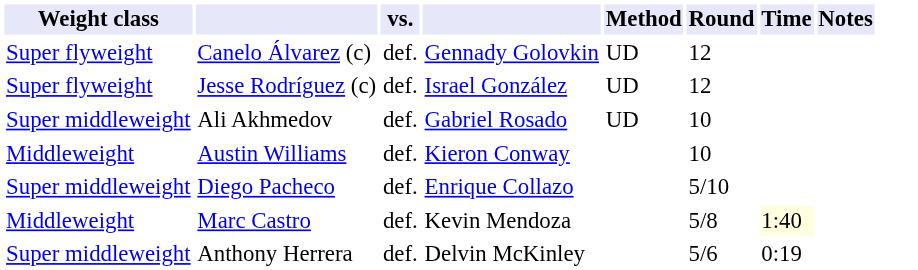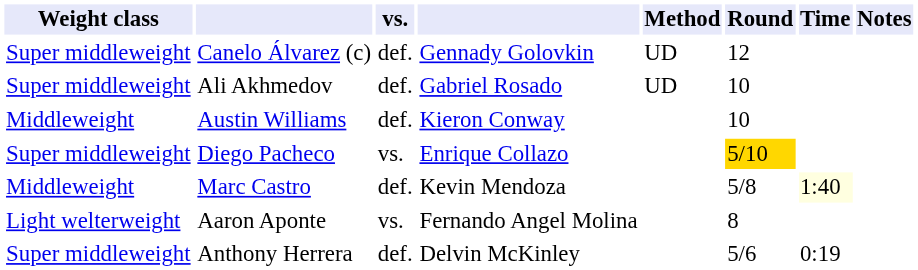(79, 52) Super flyweight -> (98, 52) Super middleweight
- row: (287, 86)
(400, 187) def. -> (391, 153) vs.
(709, 187) no background -> (748, 153) gold background
+ row: (262, 220)
